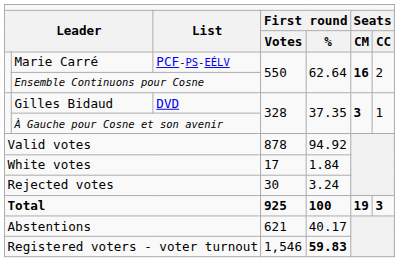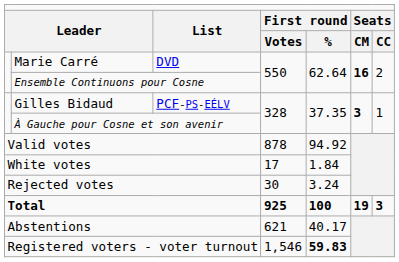(193, 62) PCF-PS-EÉLV -> (168, 62) DVD
(168, 103) DVD -> (193, 103) PCF-PS-EÉLV
